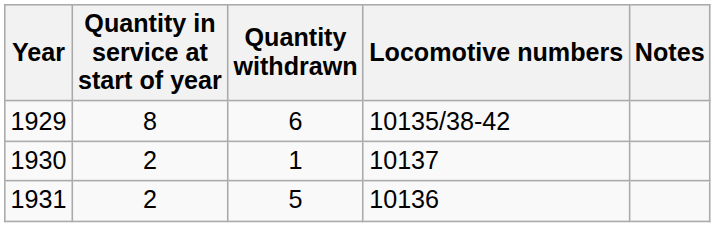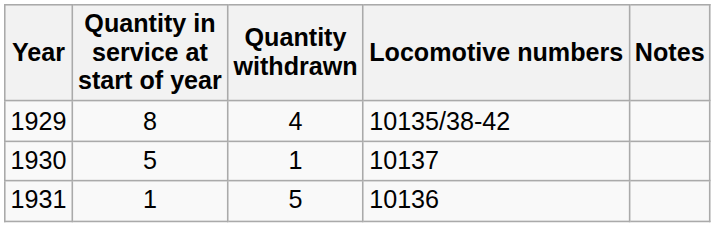(296, 120) 6 -> (296, 120) 4
(150, 160) 2 -> (150, 160) 5
(150, 200) 2 -> (150, 200) 1
